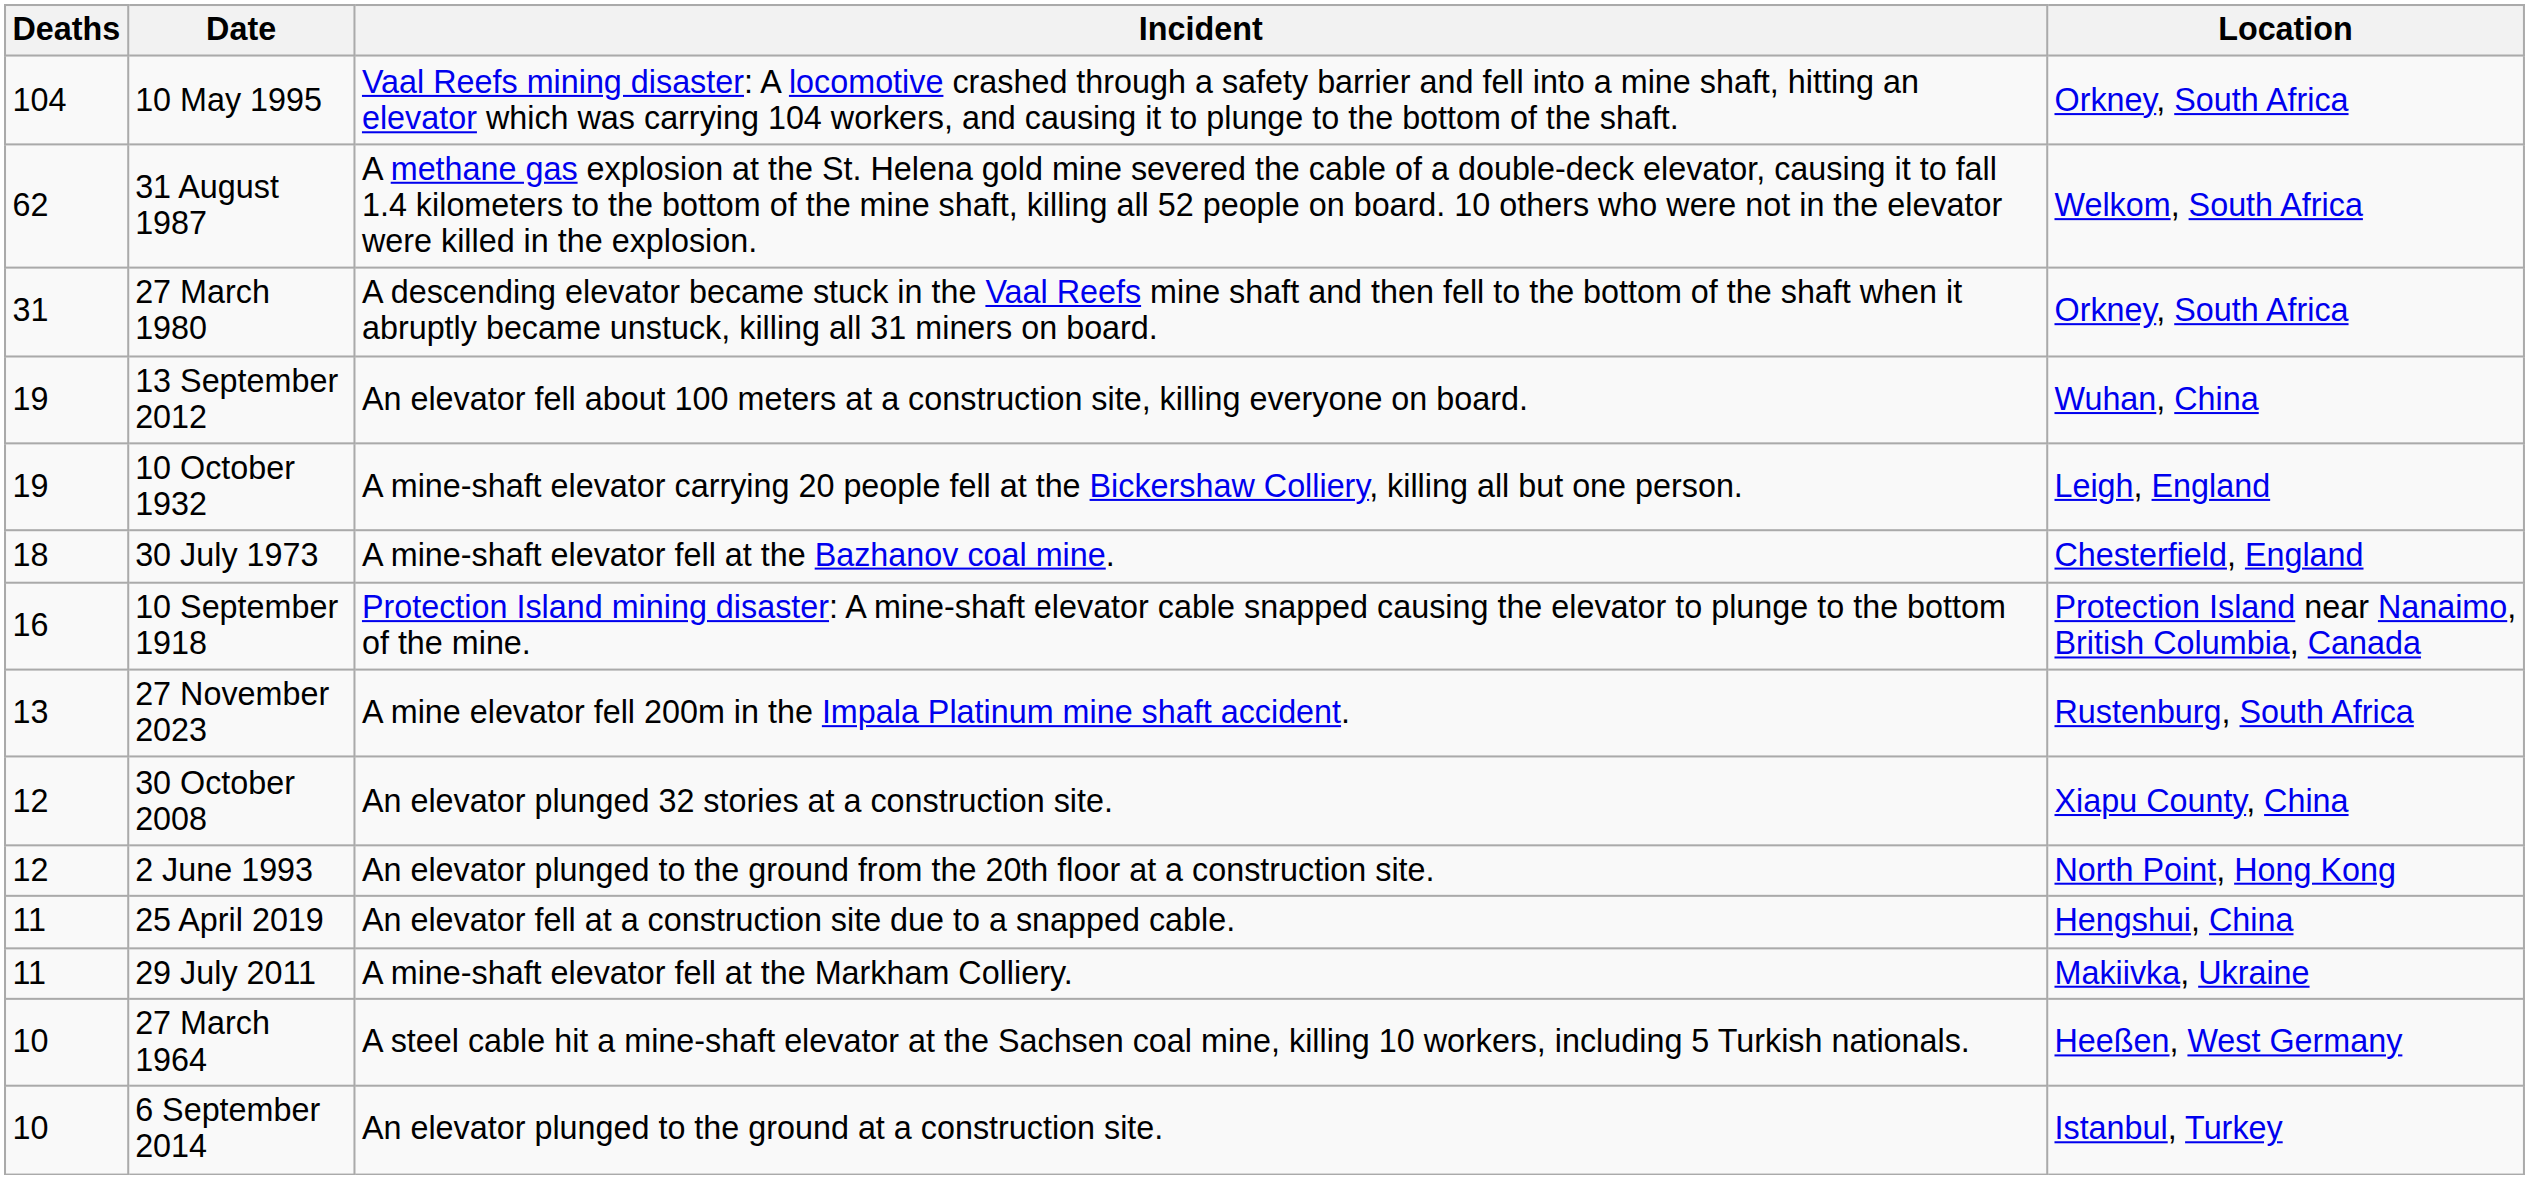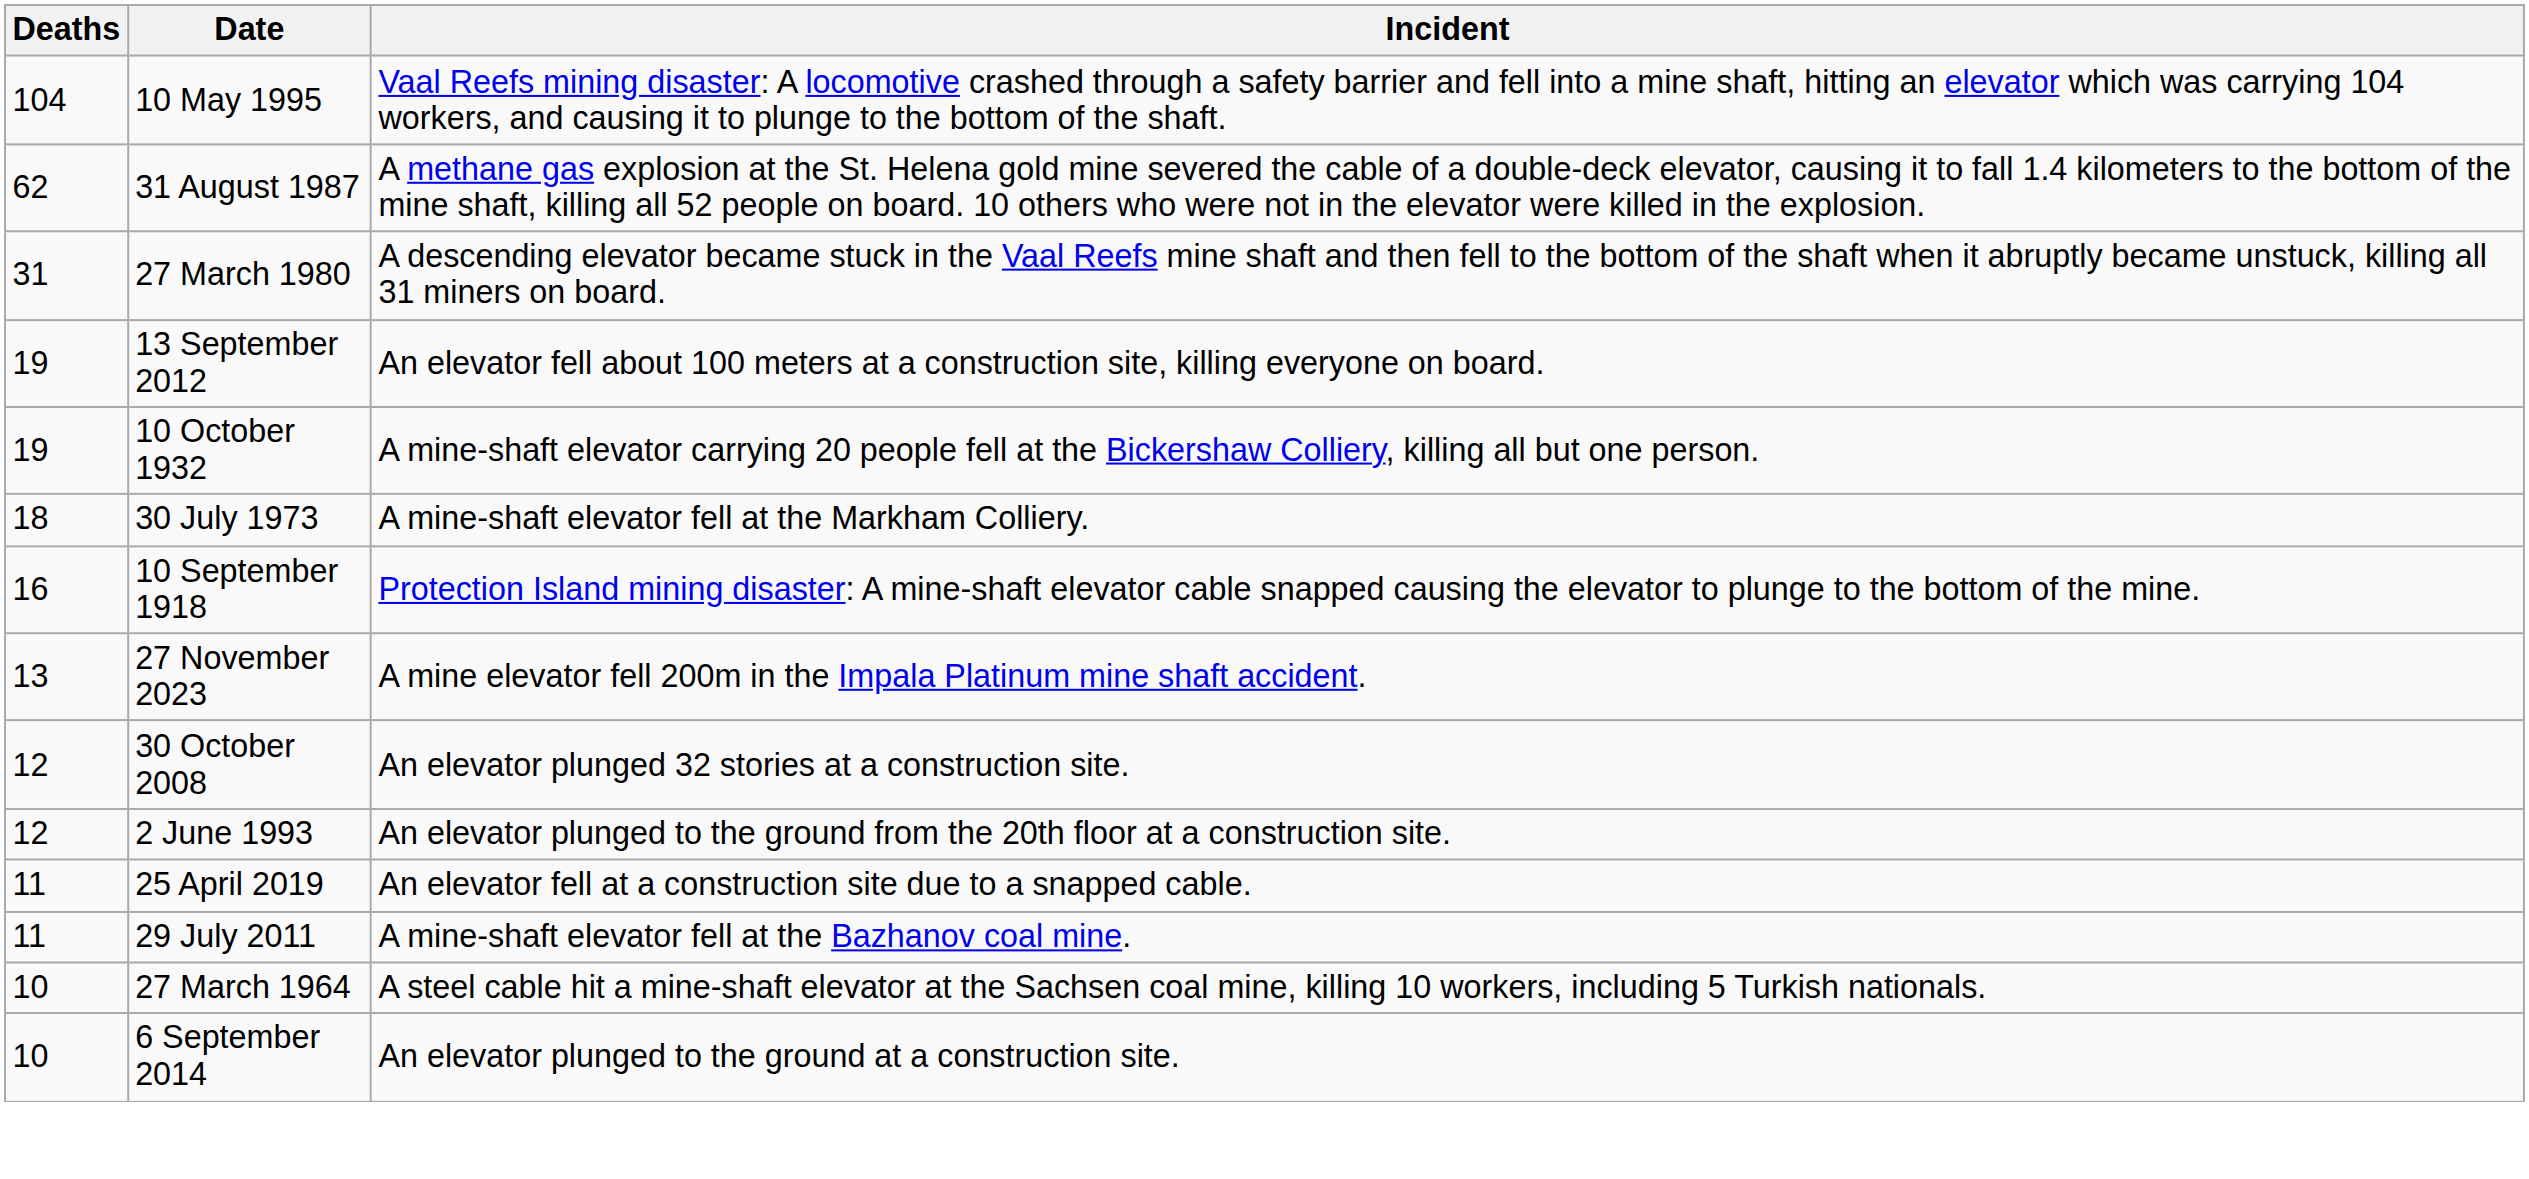- column: (2285, 30)
(738, 555) A mine-shaft elevator fell at the Bazhanov coal mine. -> (734, 519) A mine-shaft elevator fell at the Markham Colliery.
(717, 972) A mine-shaft elevator fell at the Markham Colliery. -> (755, 936) A mine-shaft elevator fell at the Bazhanov coal mine.
